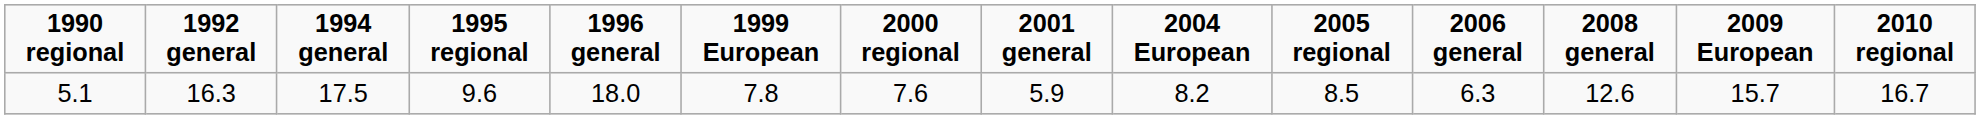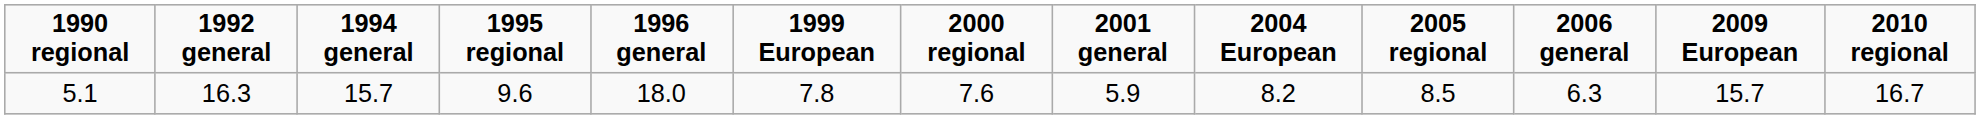- column: (1610, 38)
(343, 93) 17.5 -> (369, 93) 15.7
